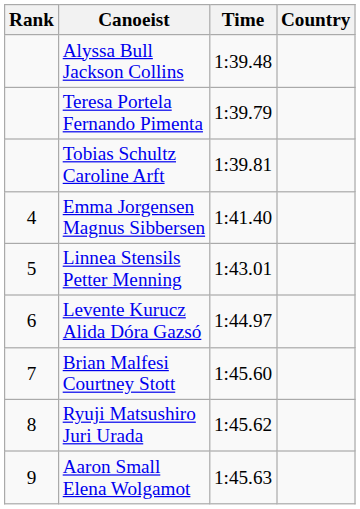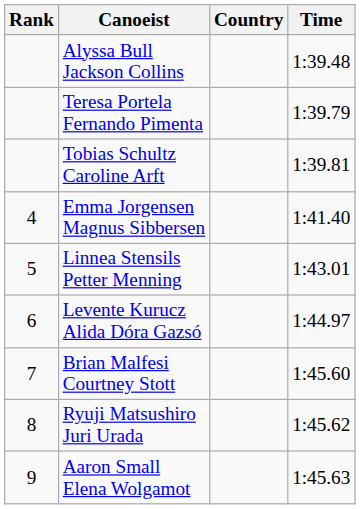columns swapped: (316, 19) <-> (243, 19)
